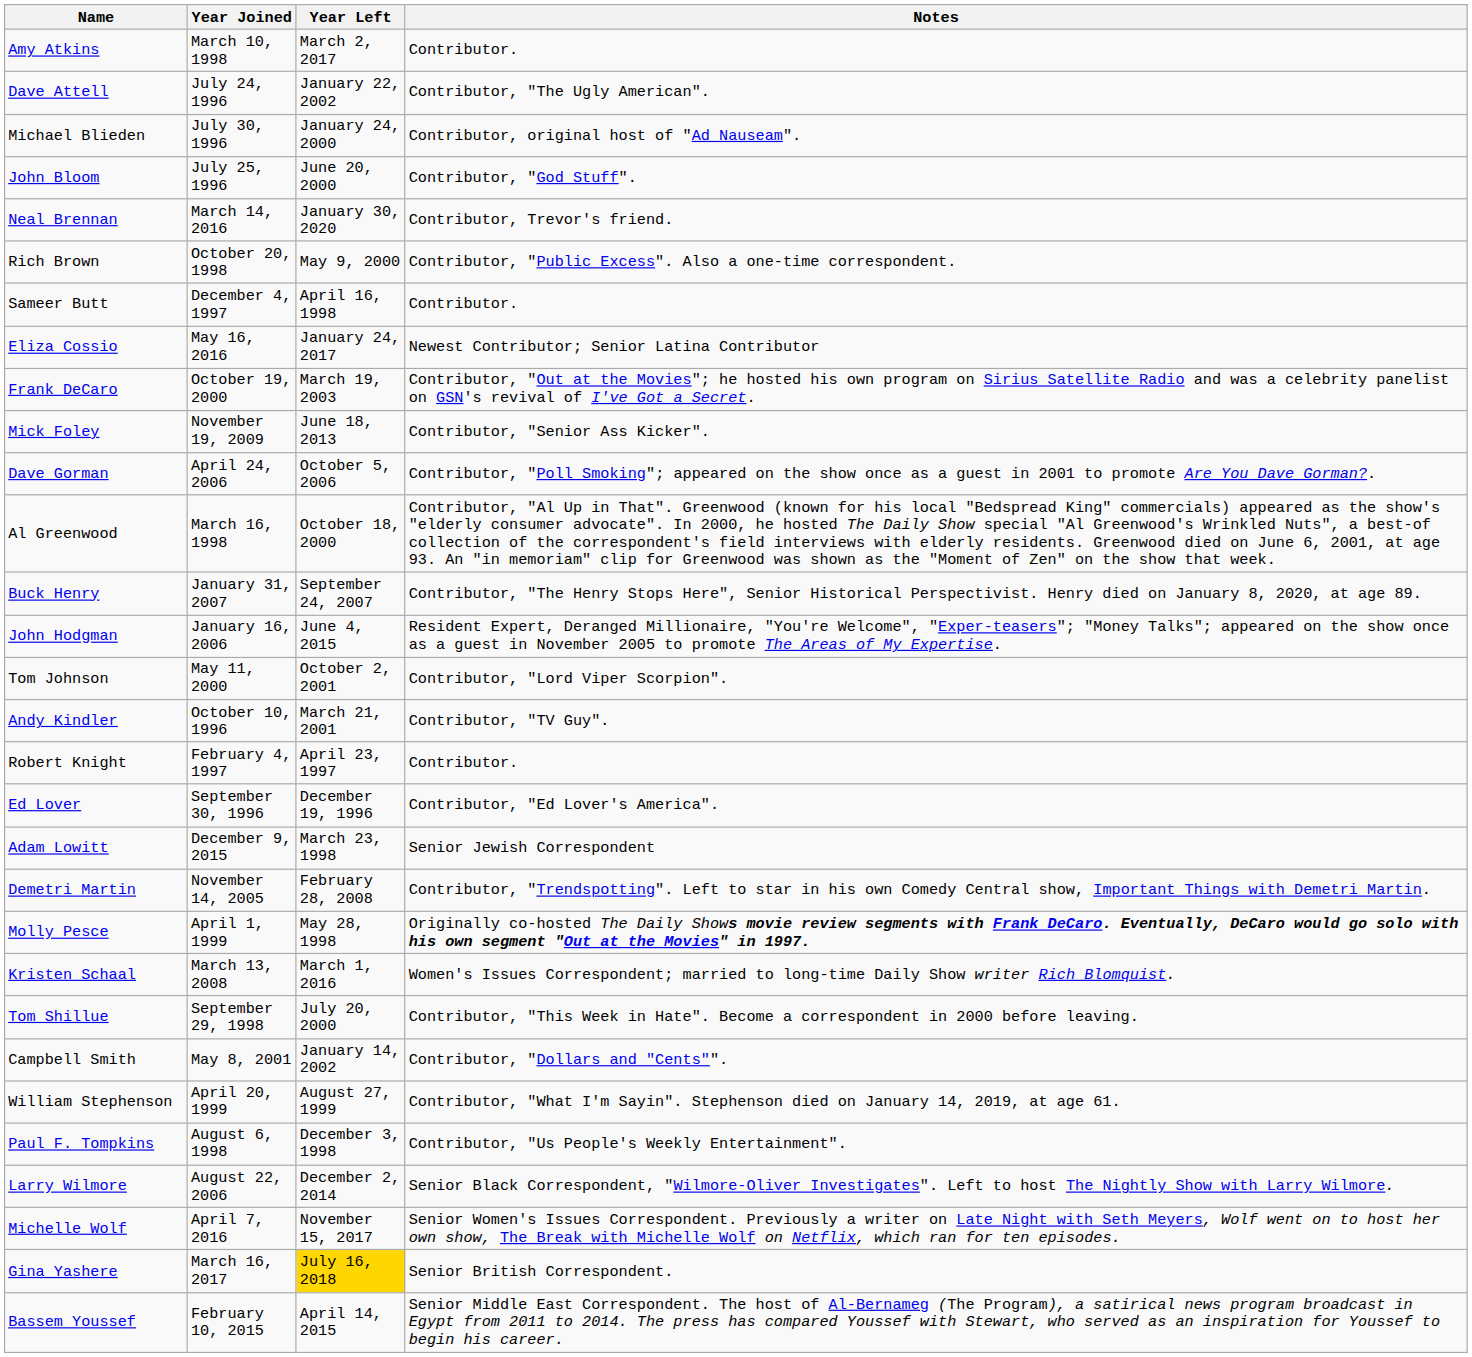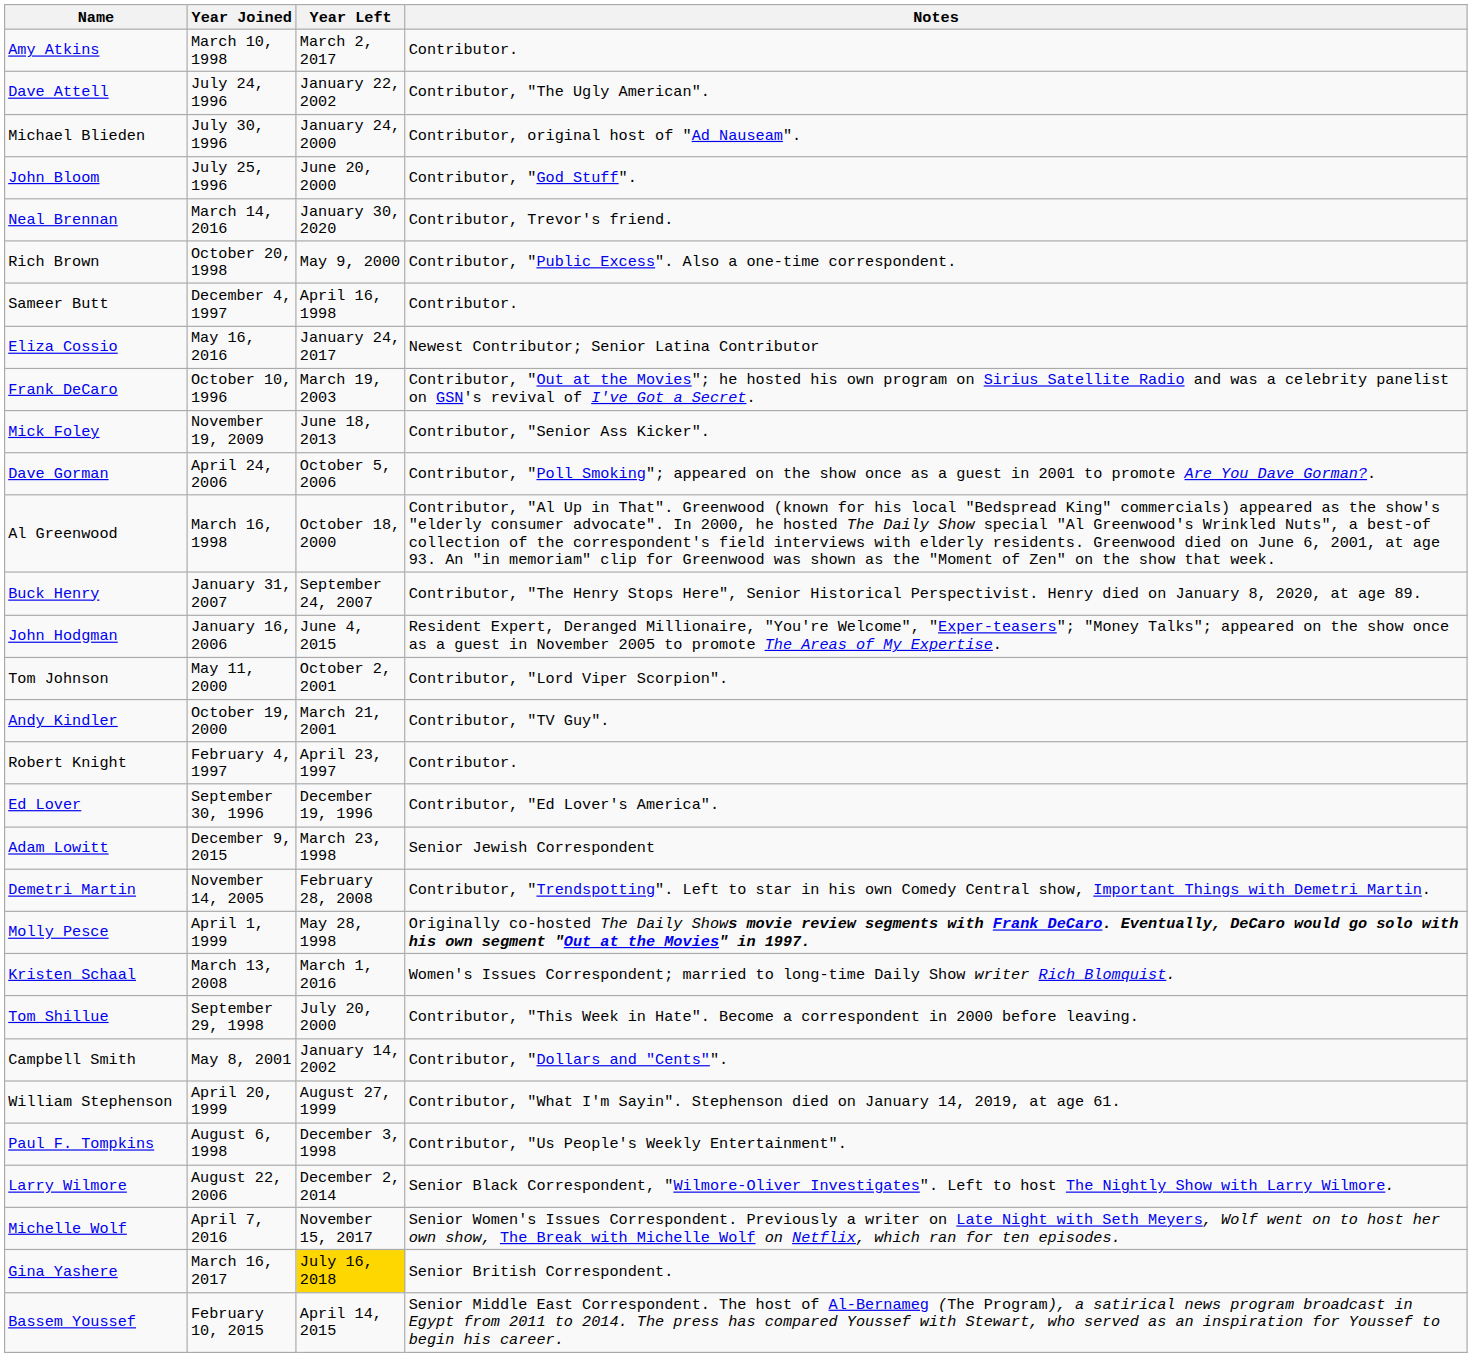(241, 389) October 19, 2000 -> (241, 389) October 10, 1996
(241, 721) October 10, 1996 -> (241, 721) October 19, 2000
